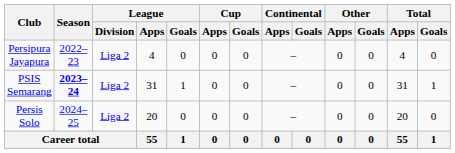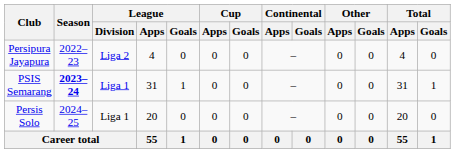(115, 85) Liga 2 -> (115, 85) Liga 1
(115, 115) Liga 2 -> (115, 115) Liga 1
